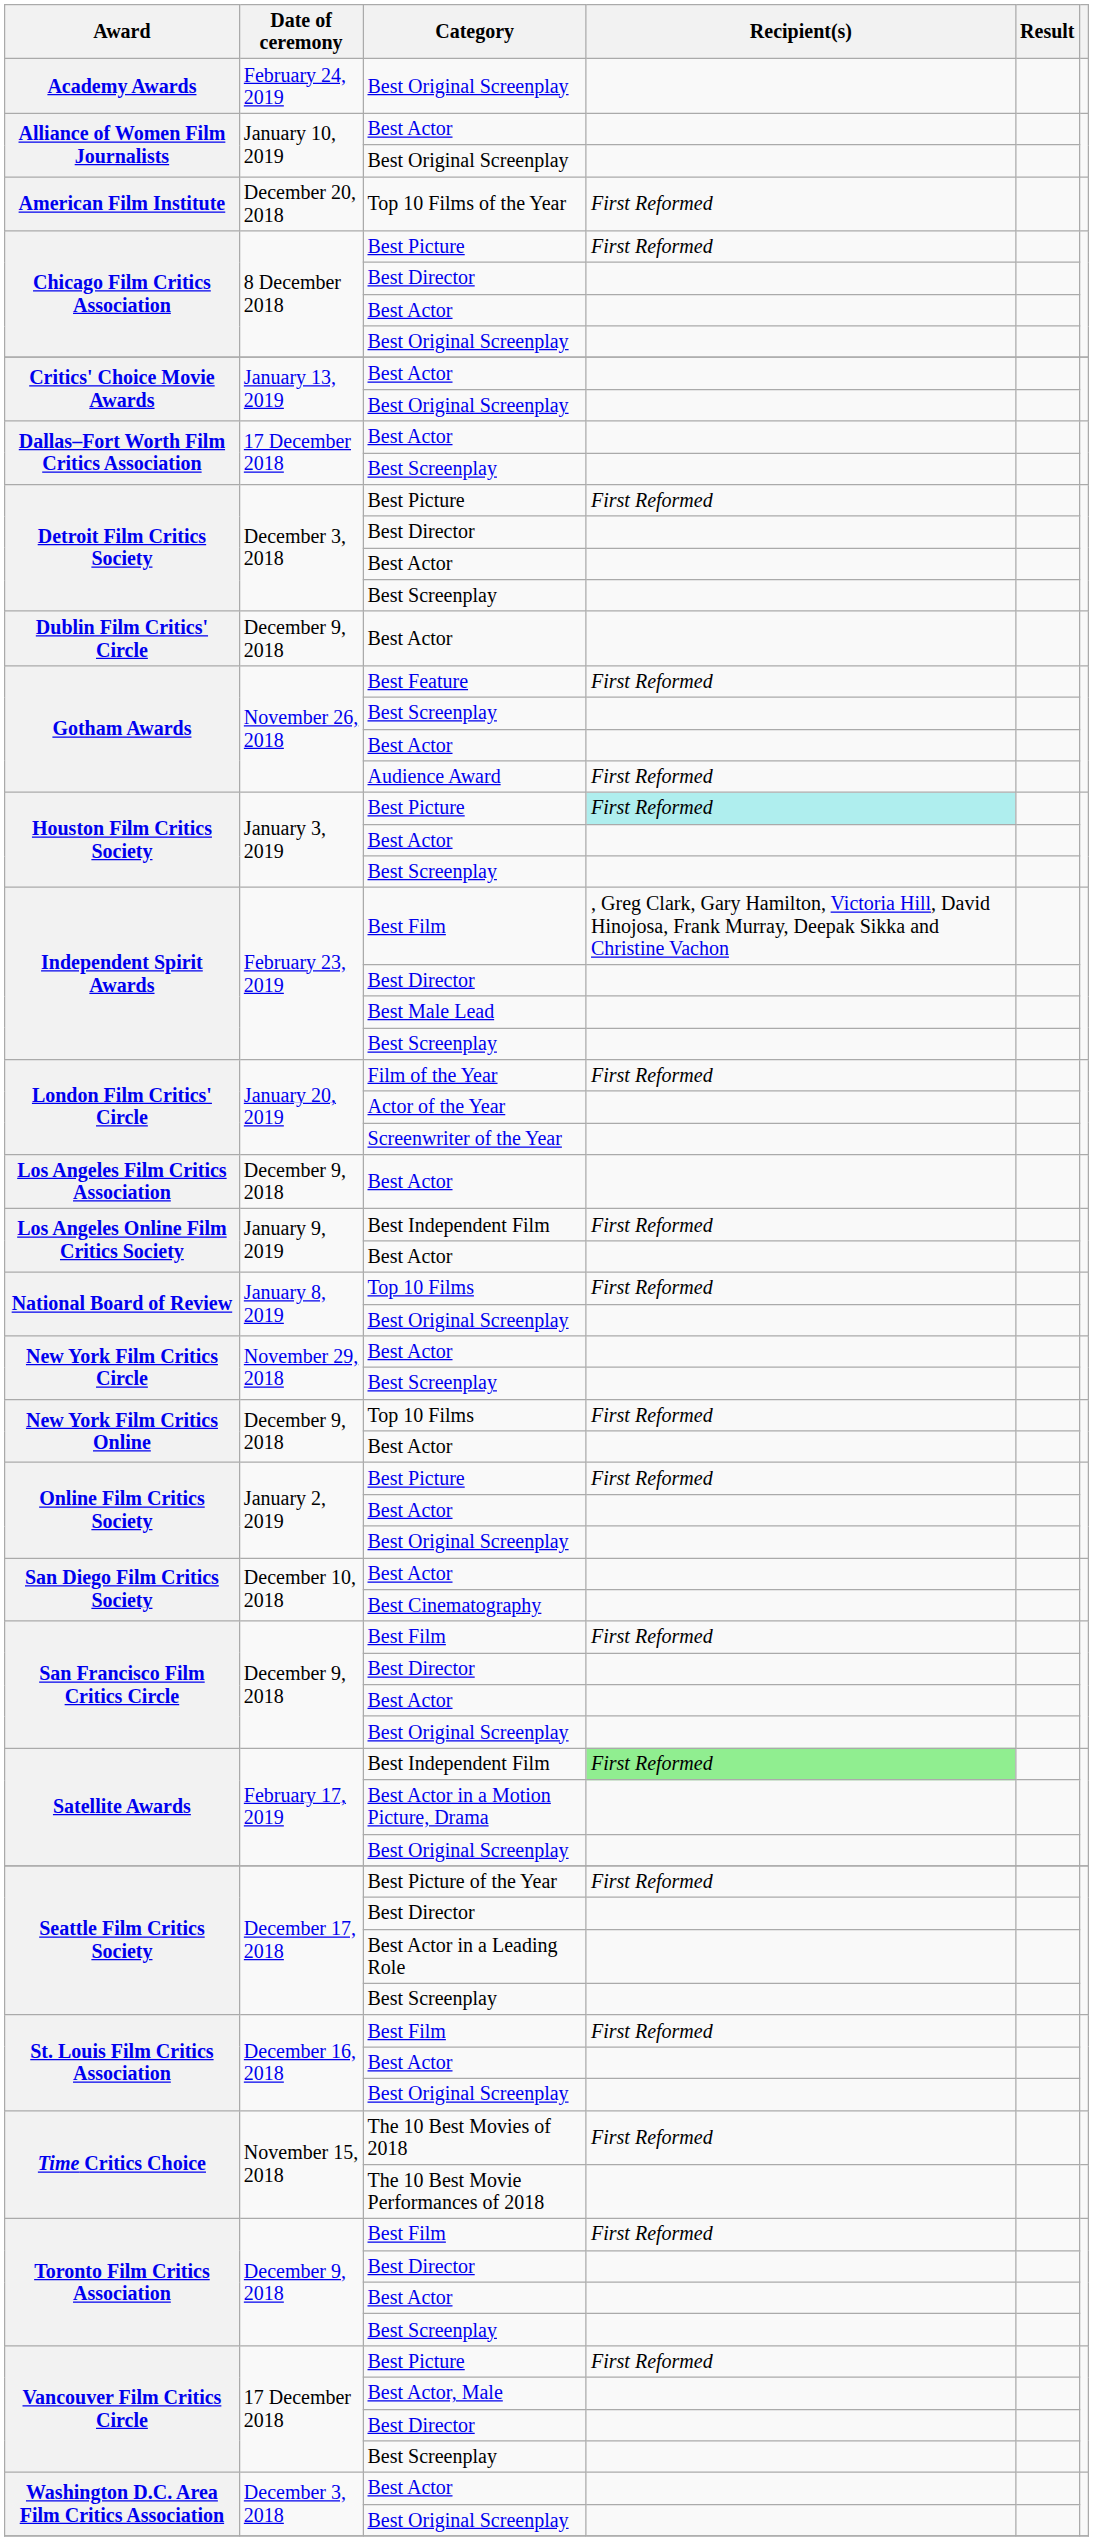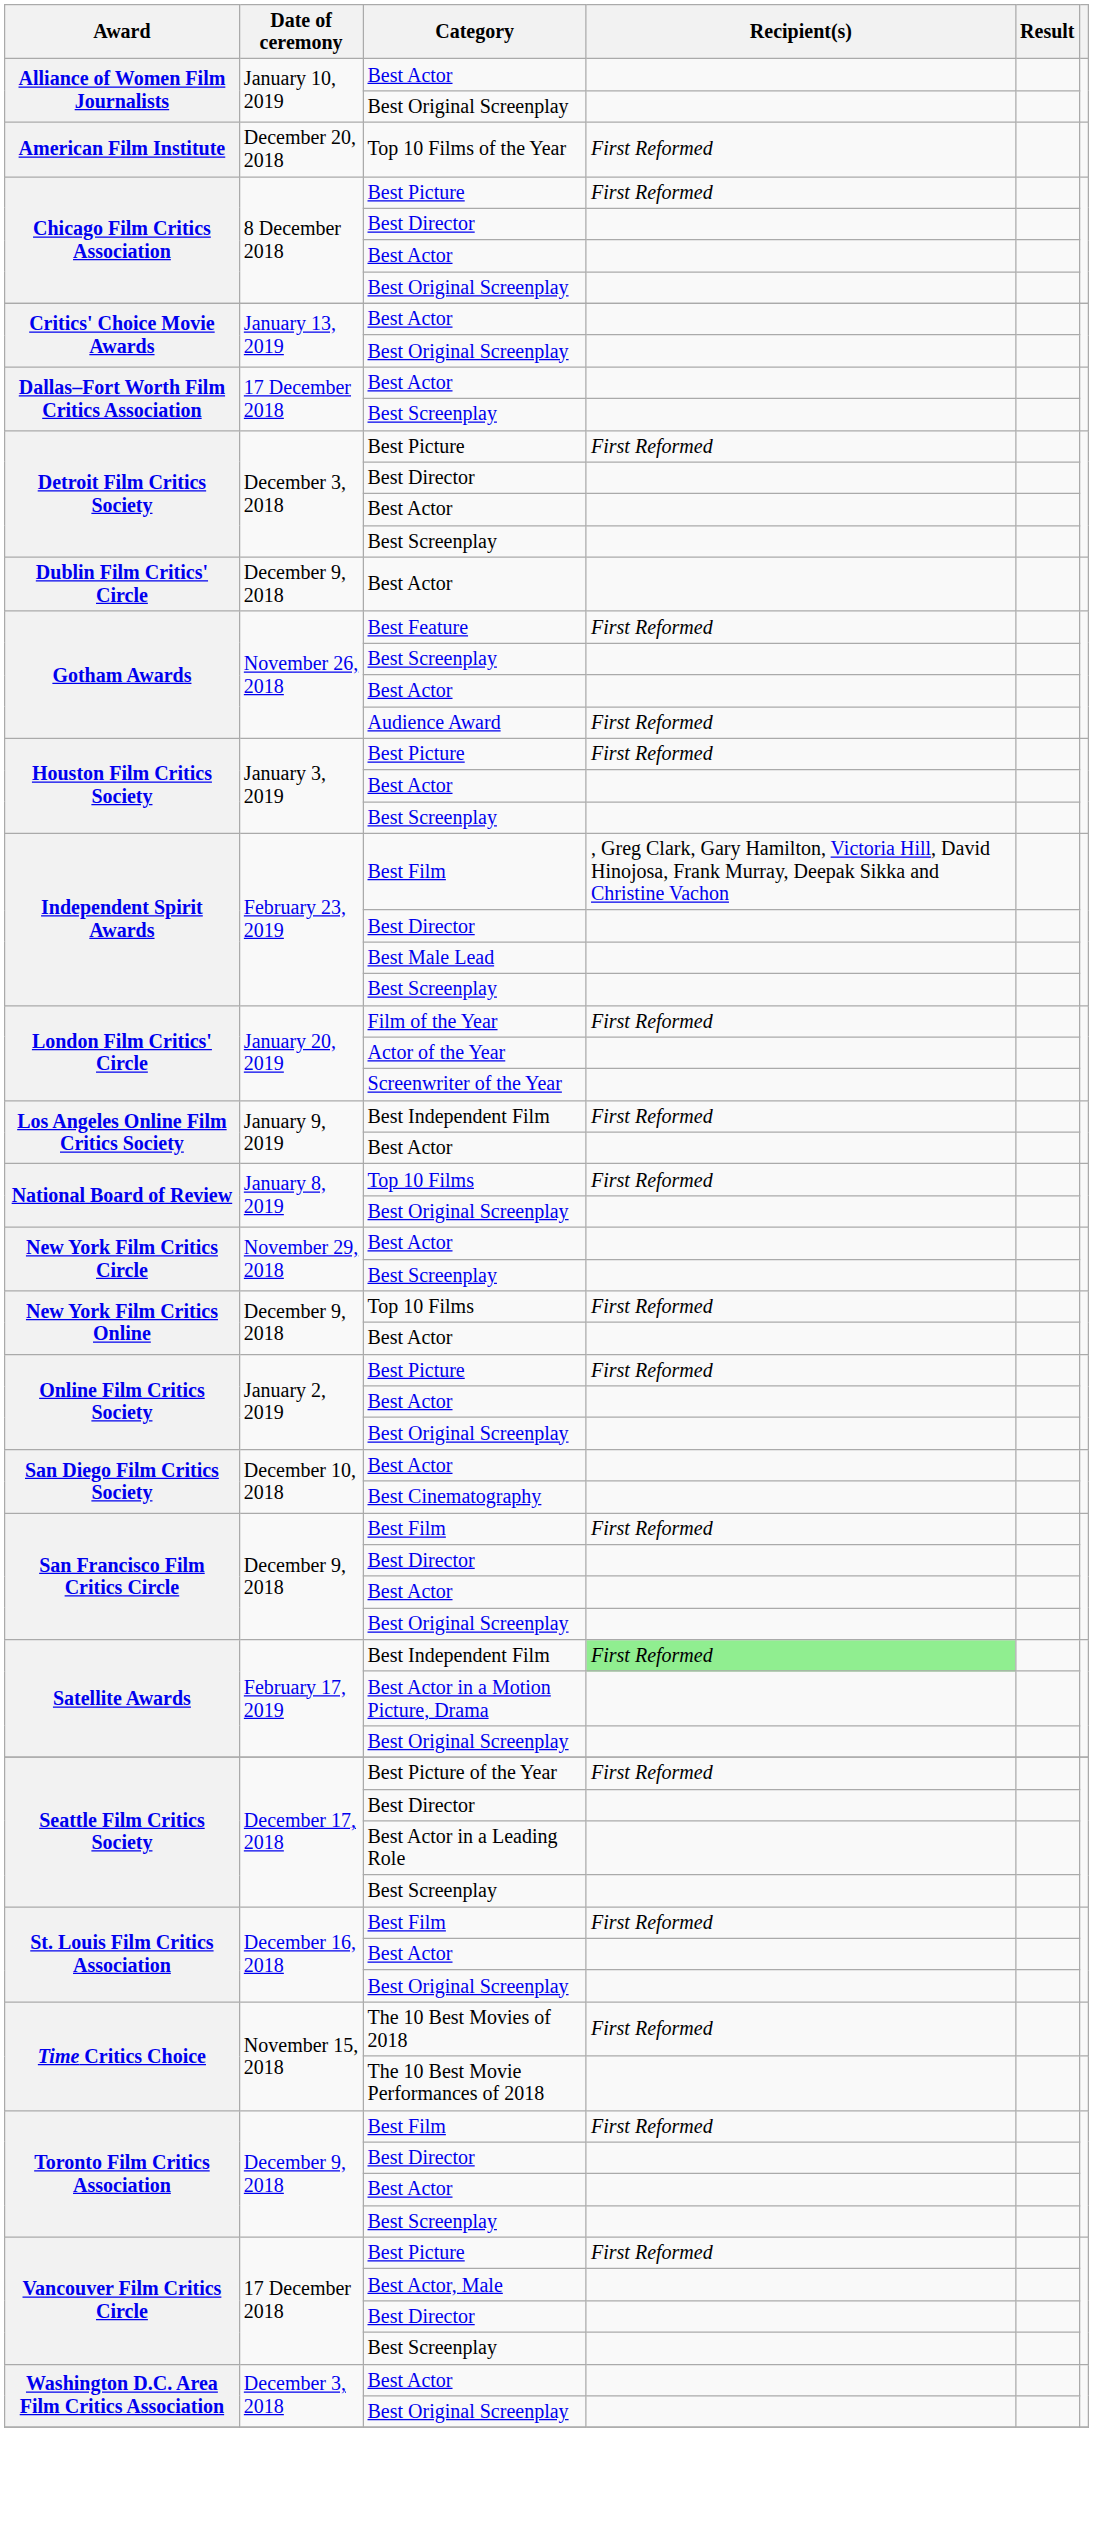- row: (122, 85)
(652, 808) paleturquoise background -> (652, 753) no background
- row: (122, 1181)
